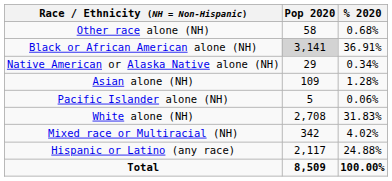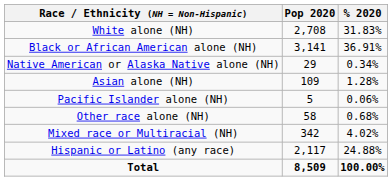rows swapped: (143, 116) <-> (143, 30)
(310, 47) lightgrey background -> (310, 47) no background
